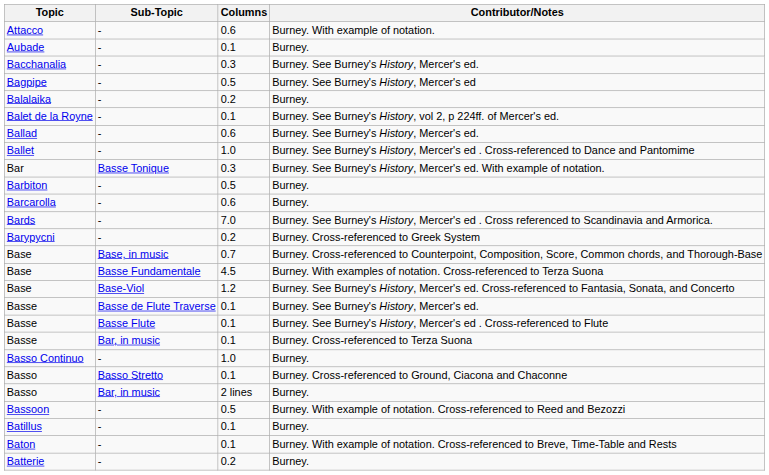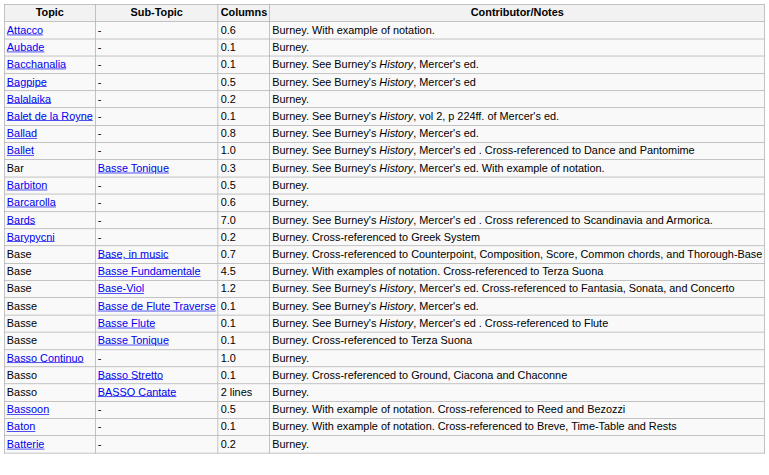(228, 64) 0.3 -> (228, 64) 0.1
(228, 133) 0.6 -> (228, 133) 0.8
(129, 340) Bar, in music -> (133, 340) Basse Tonique
(129, 392) Bar, in music -> (137, 392) BASSO Cantate
- row: (24, 427)
